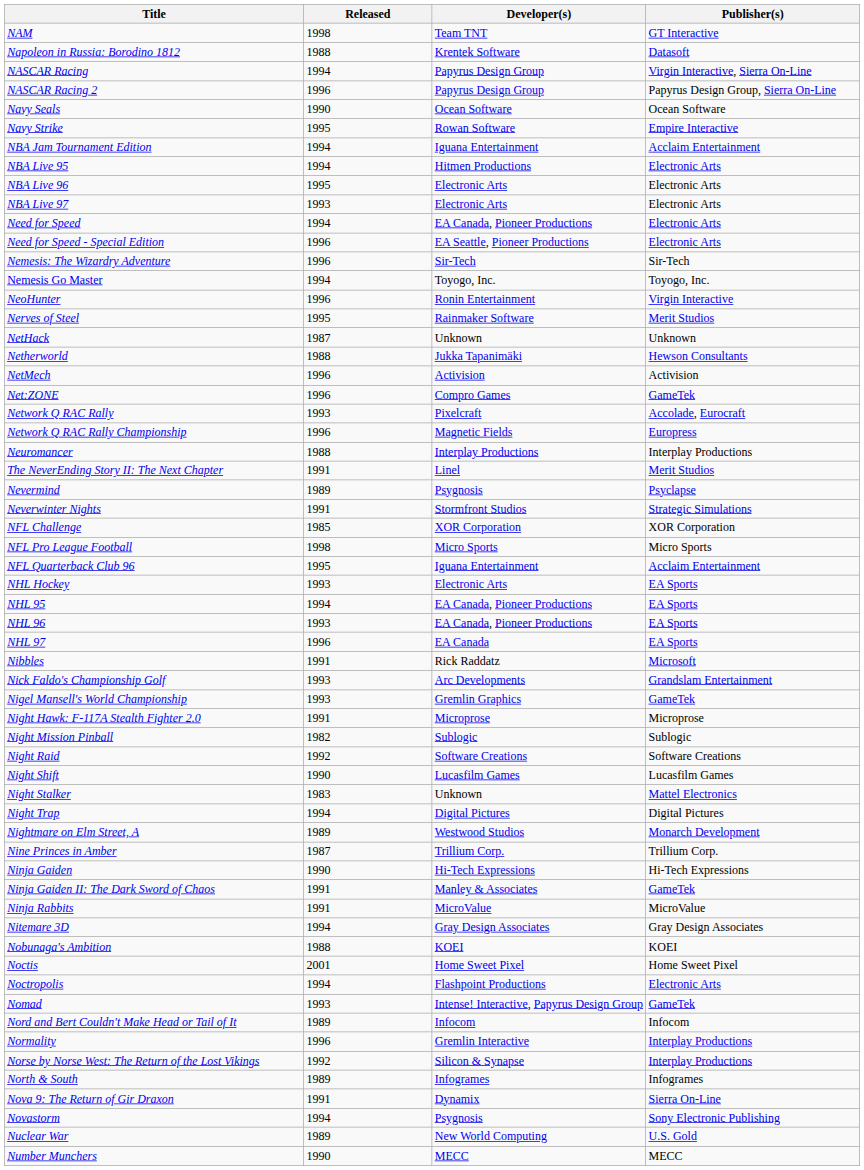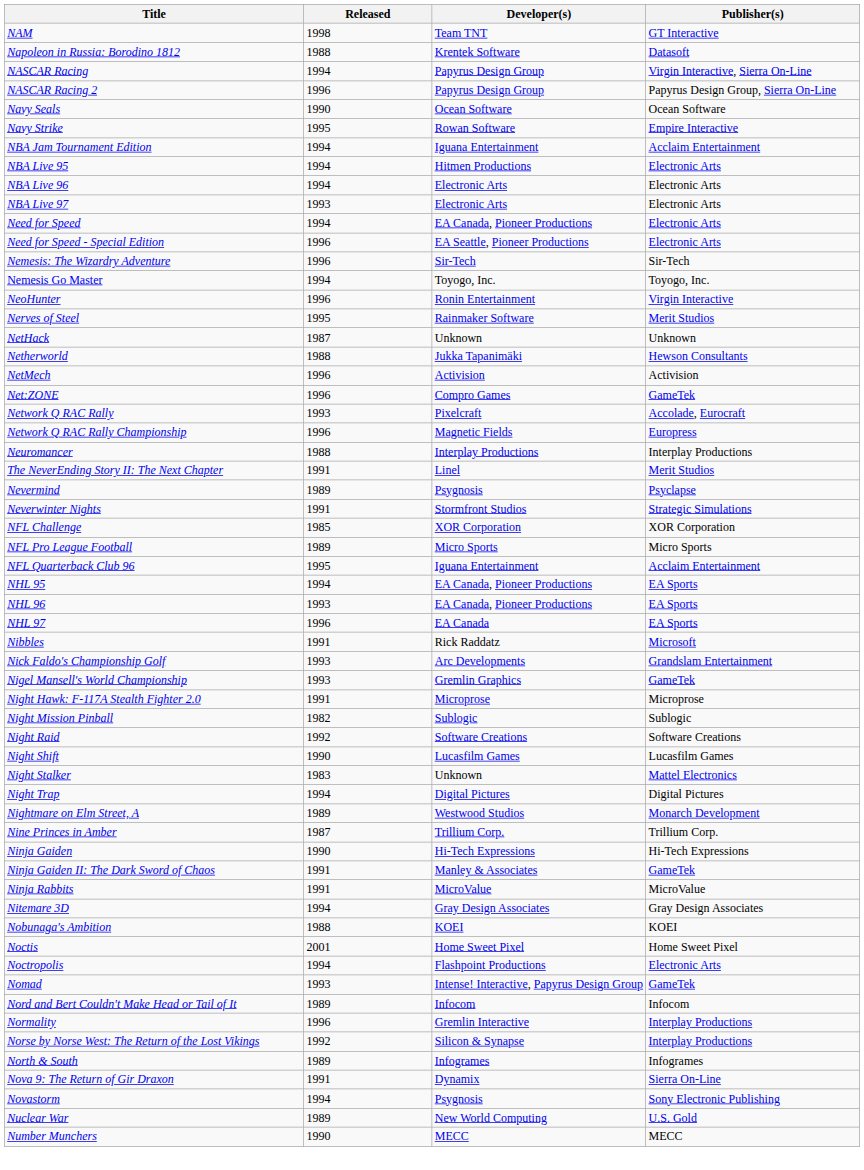(318, 185) 1995 -> (318, 185) 1994
(318, 546) 1998 -> (318, 546) 1989
- row: (38, 584)
